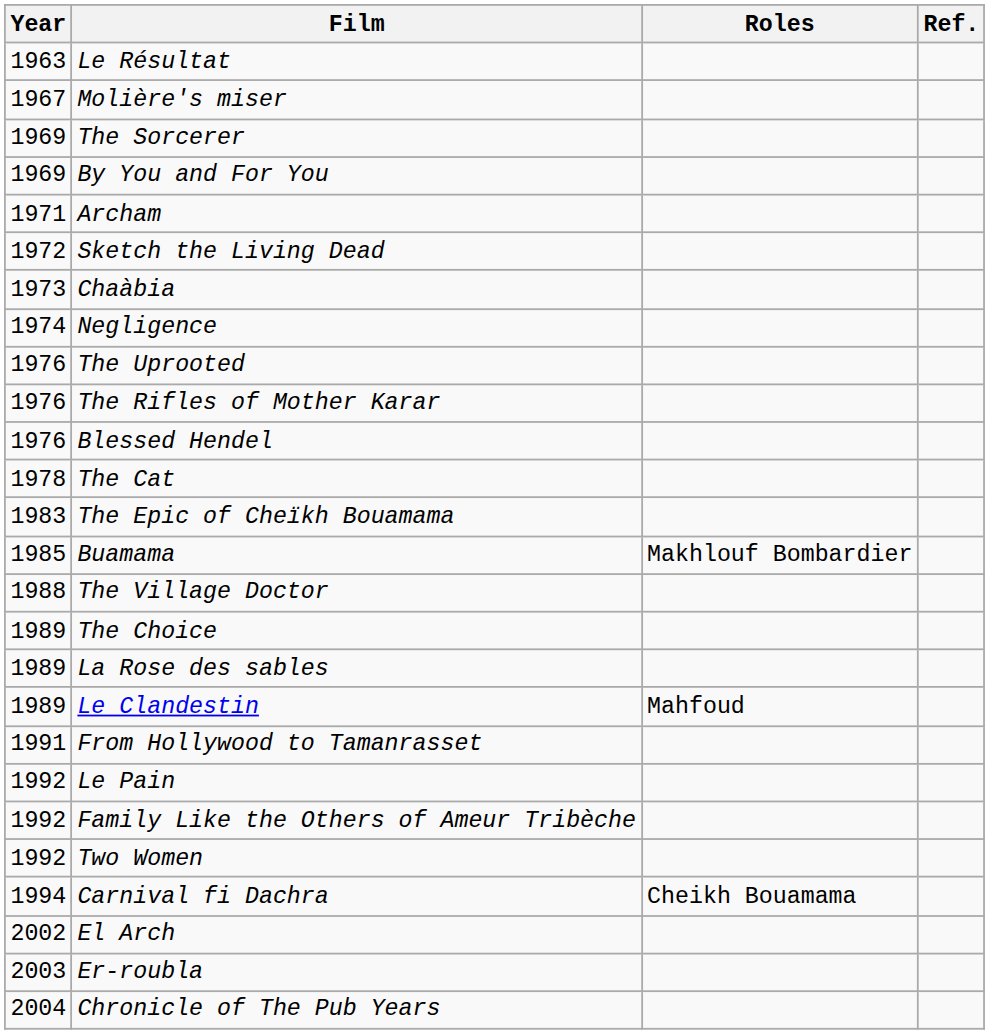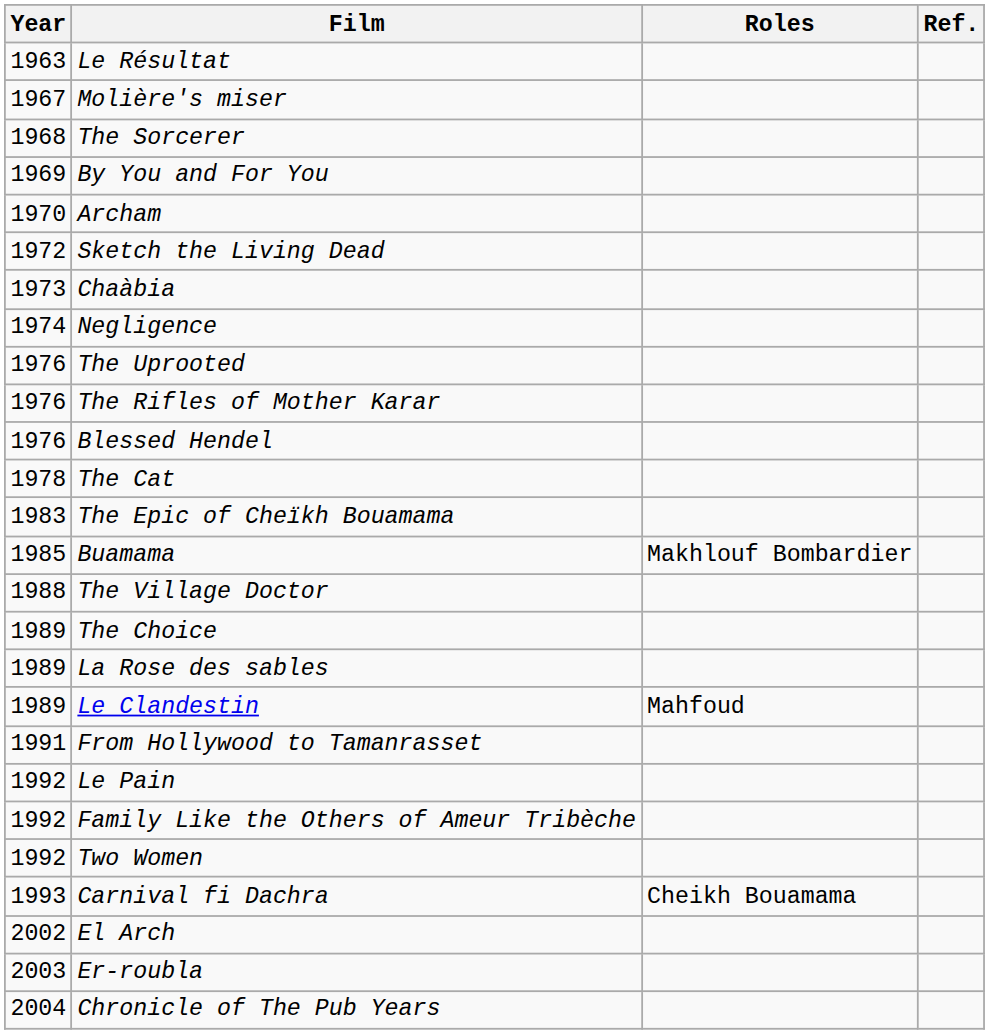(38, 138) 1969 -> (38, 138) 1968
(38, 213) 1971 -> (38, 213) 1970
(38, 896) 1994 -> (38, 896) 1993
